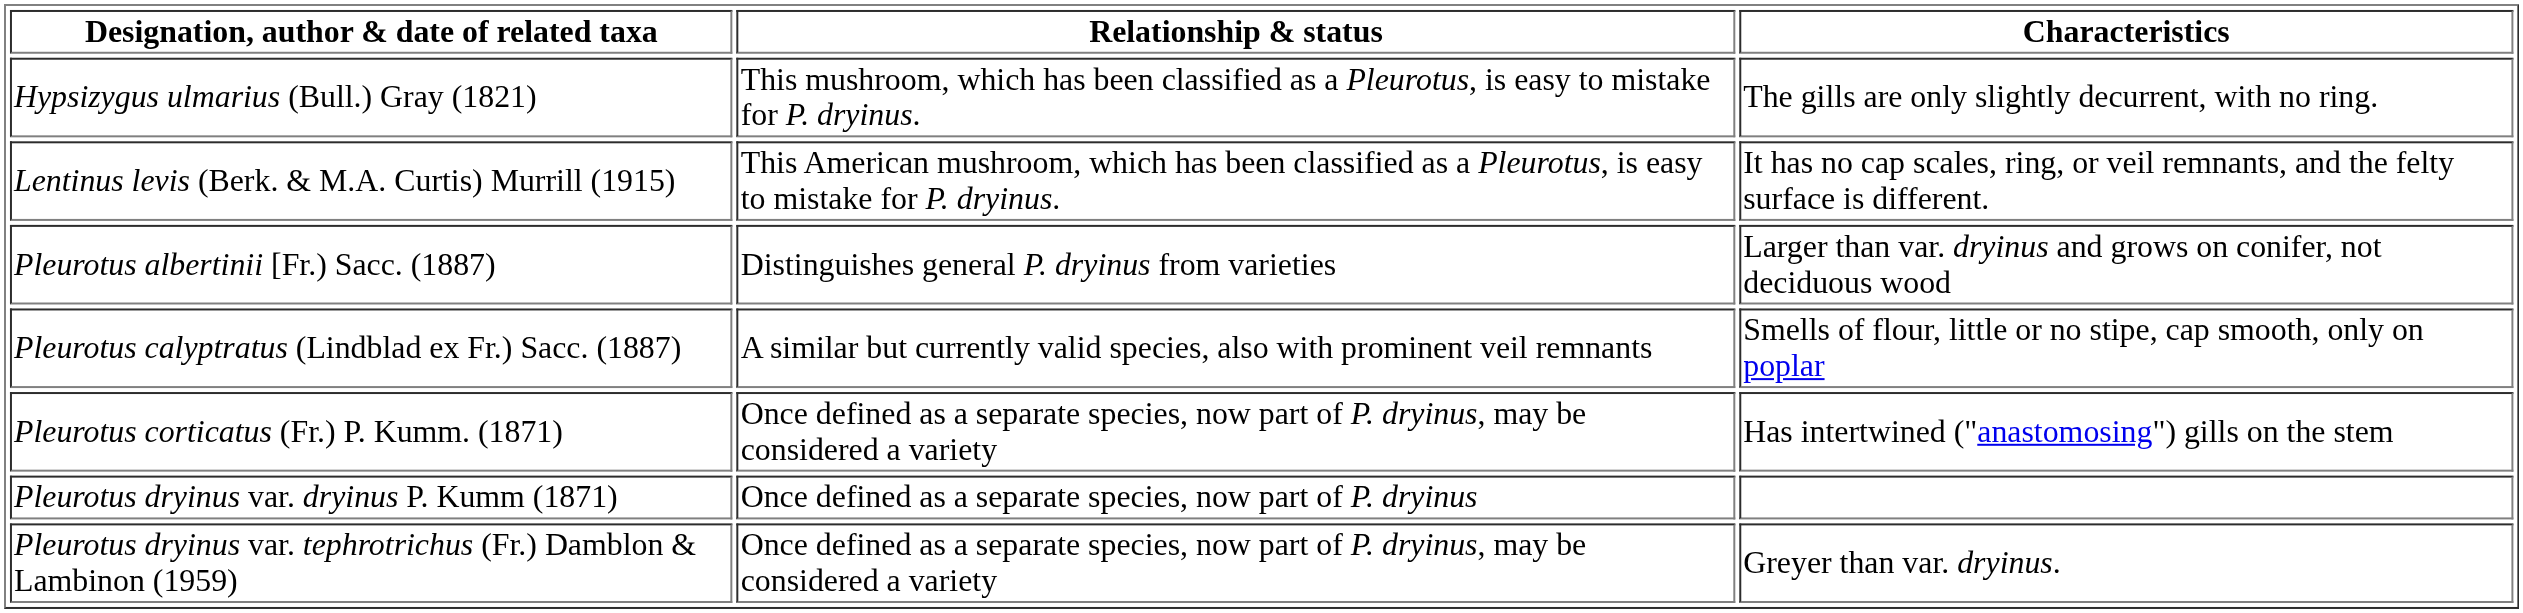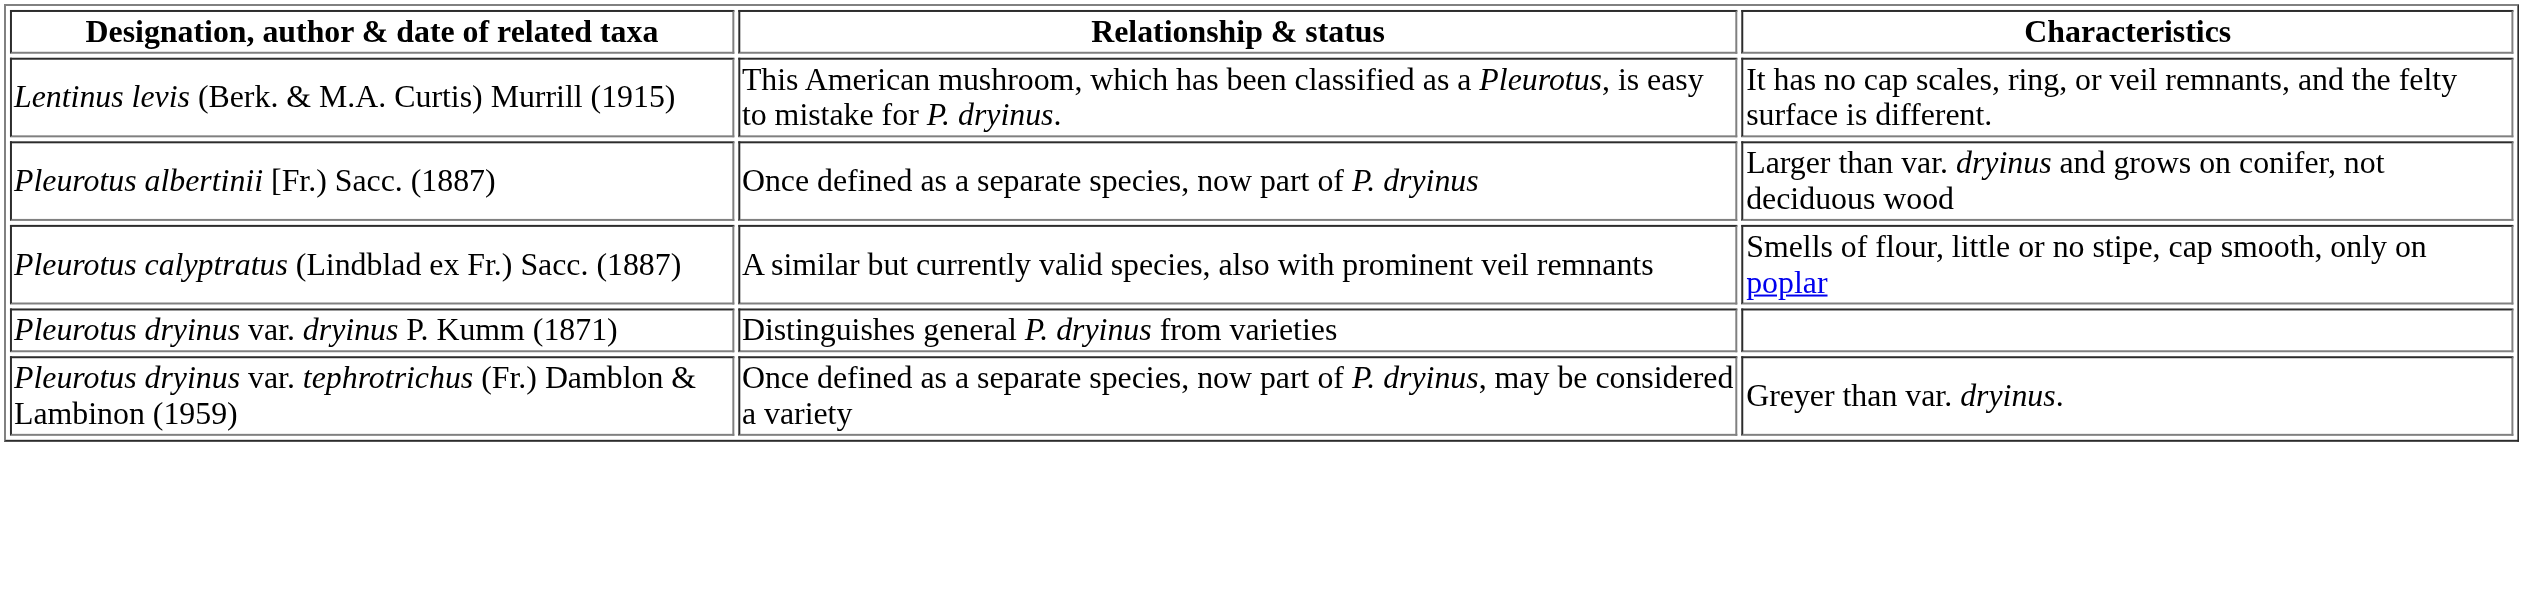- row: (275, 97)
(1038, 264) Distinguishes general P. dryinus from varieties -> (1110, 180) Once defined as a separate species, now part of P. dryinus
- row: (288, 431)
(1109, 497) Once defined as a separate species, now part of P. dryinus -> (1040, 329) Distinguishes general P. dryinus from varieties
